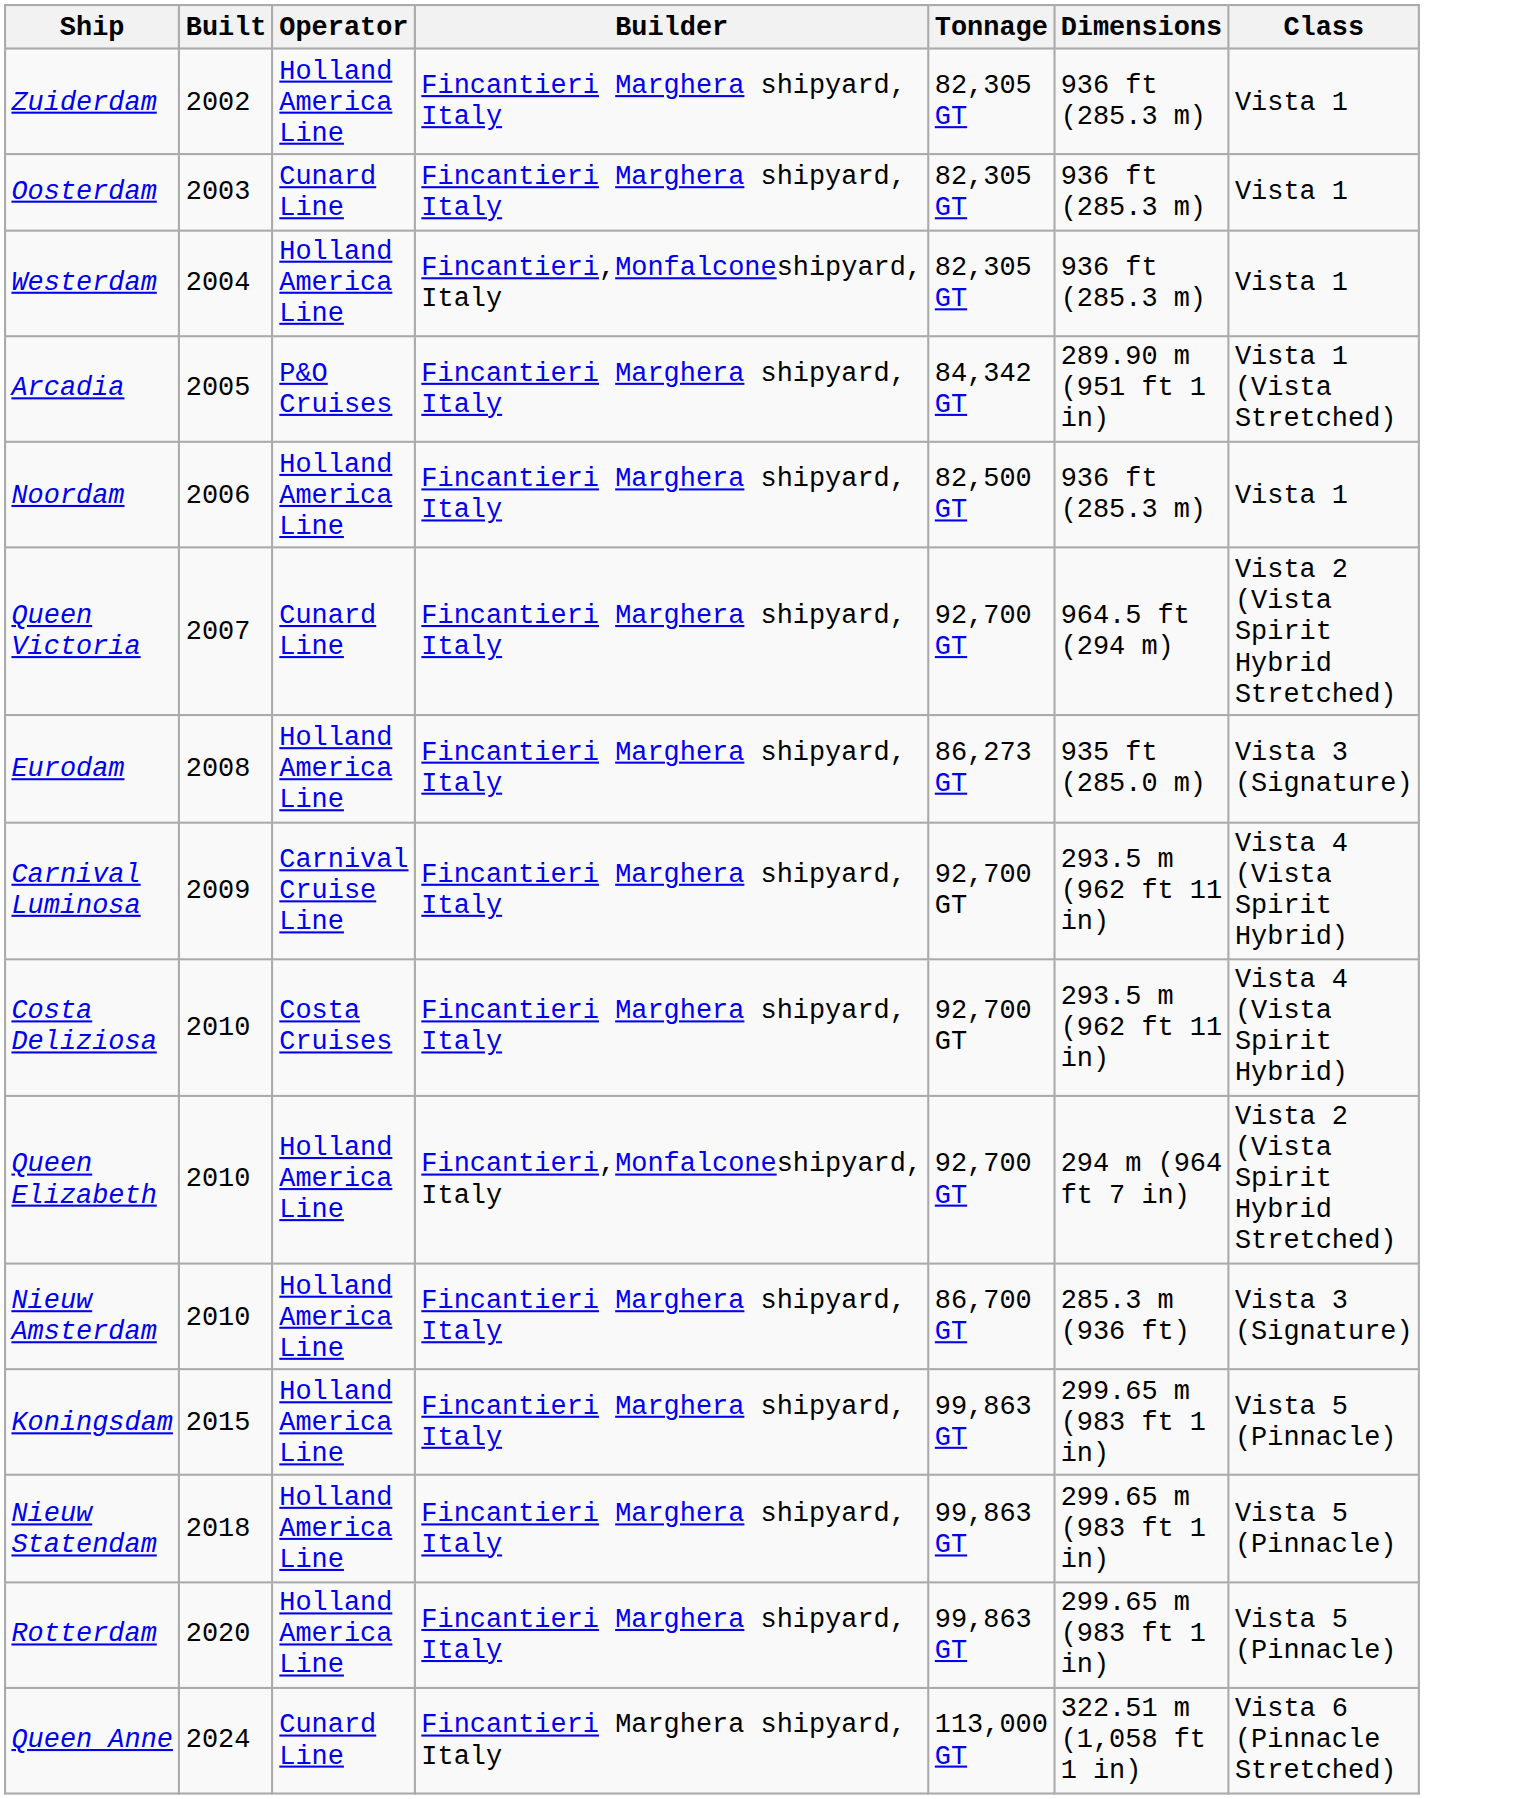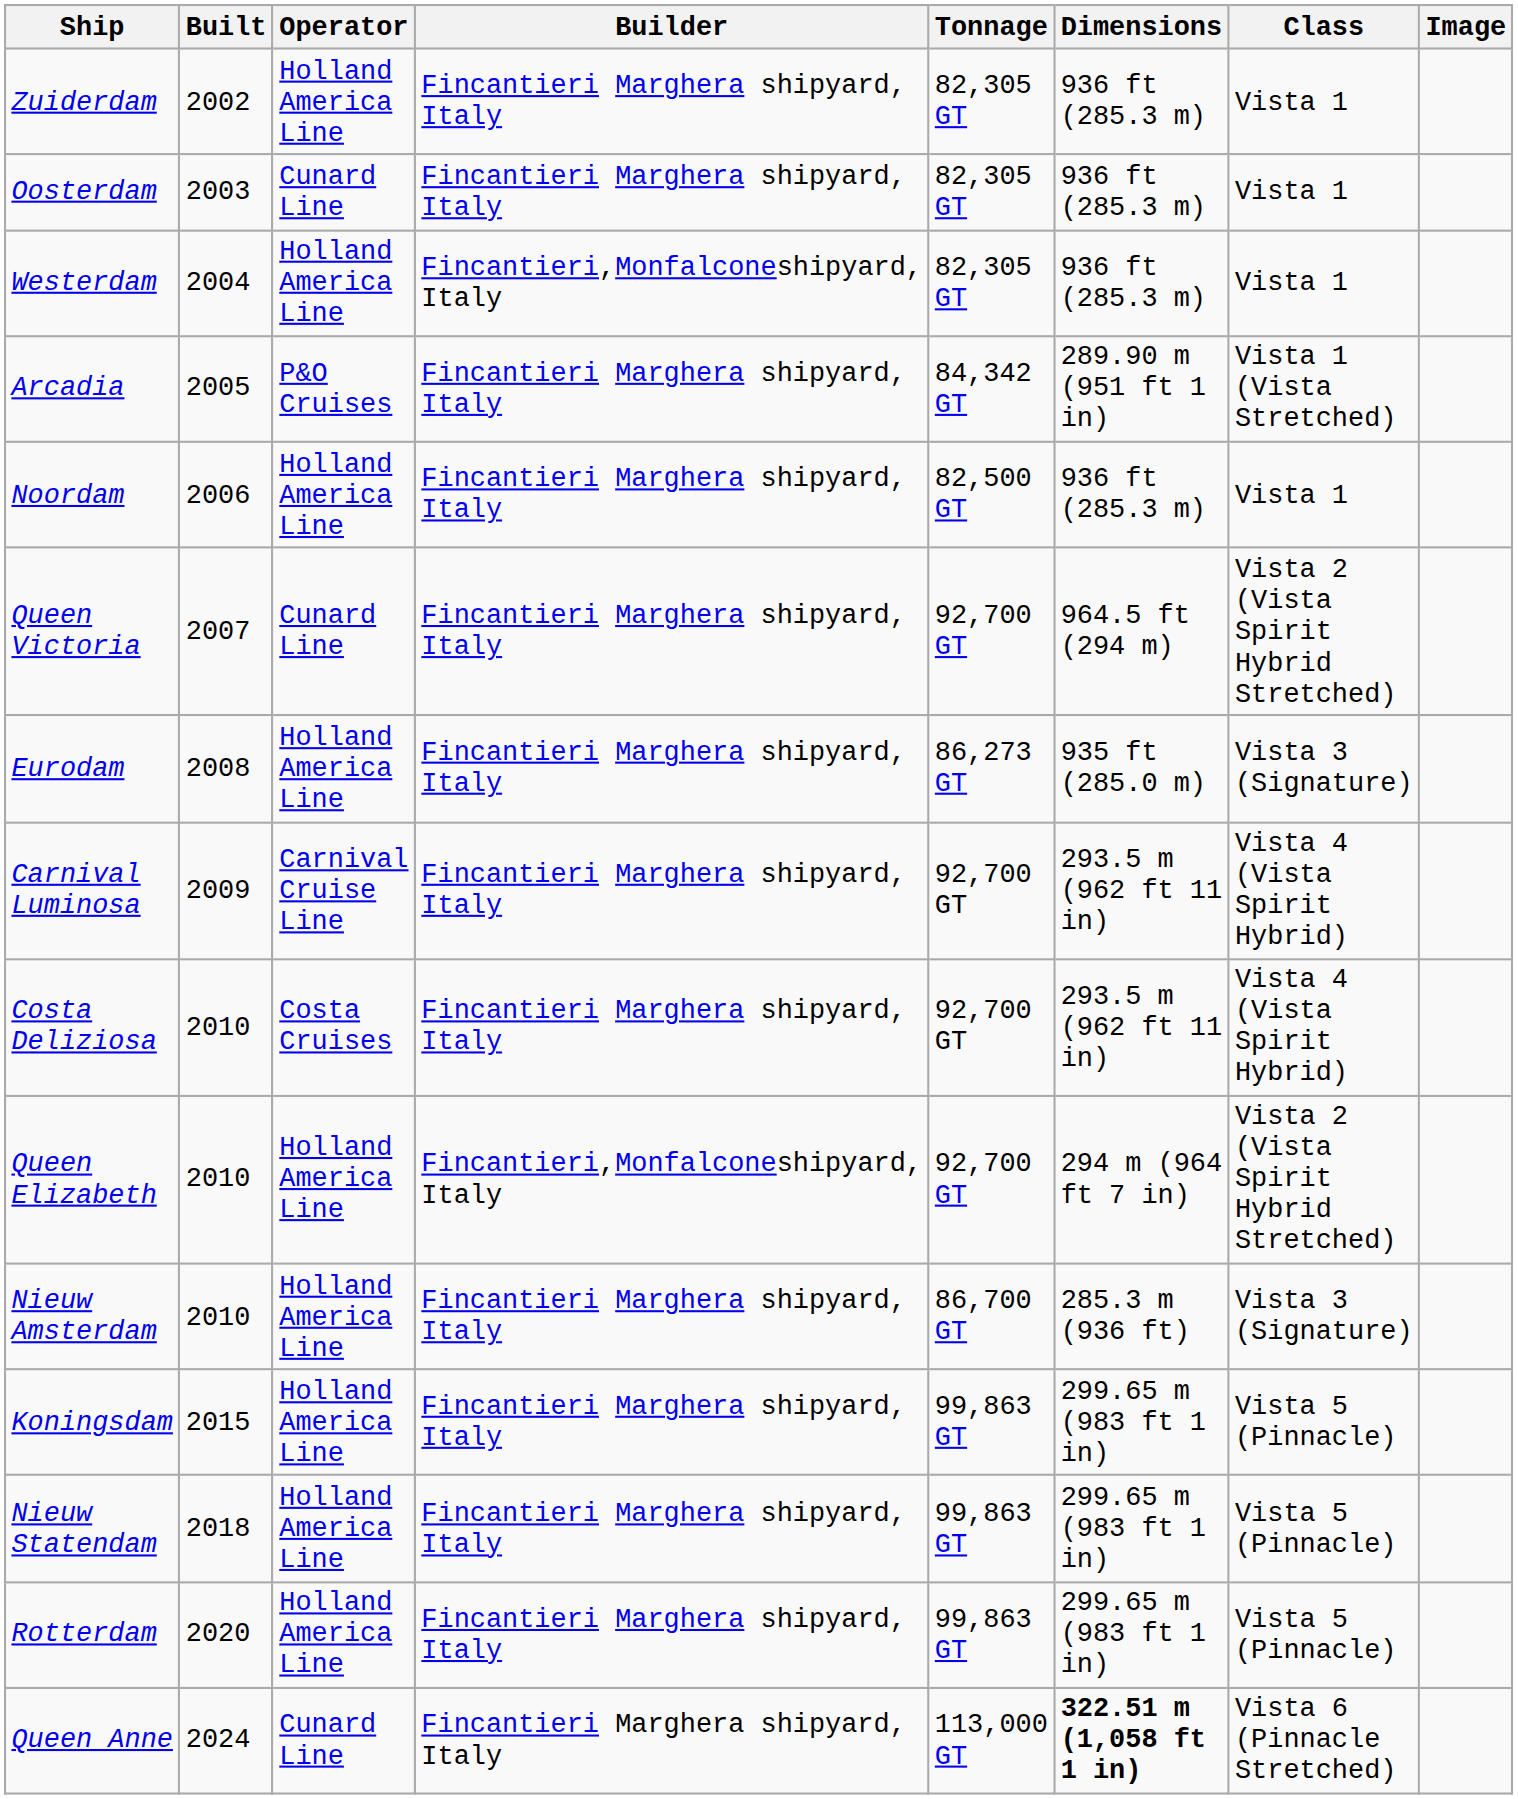+ column: (1466, 27)
(1133, 1741) normal -> (1133, 1741) bold
